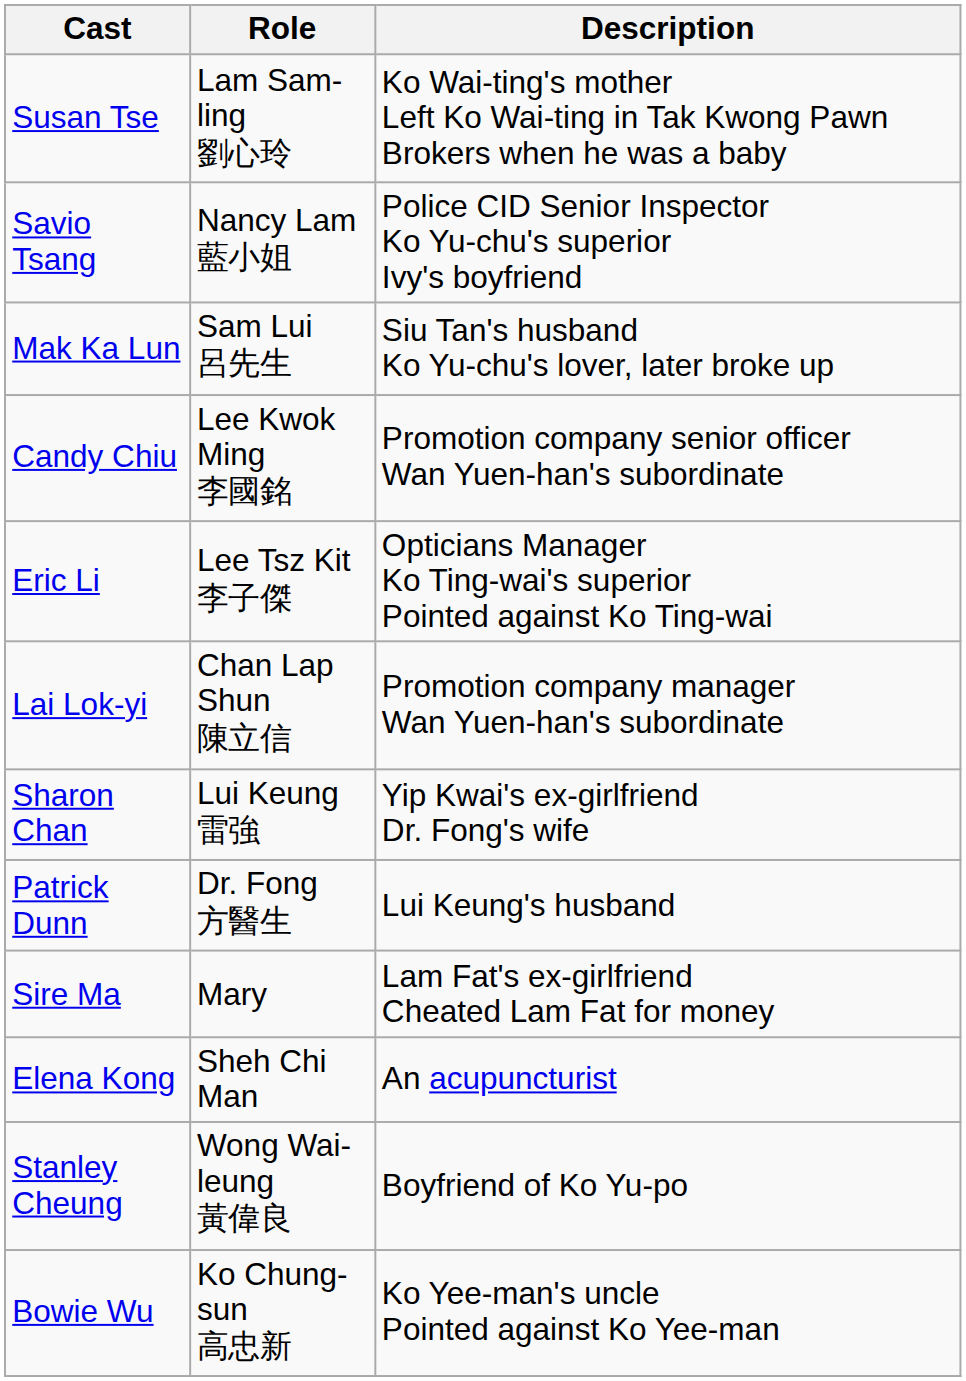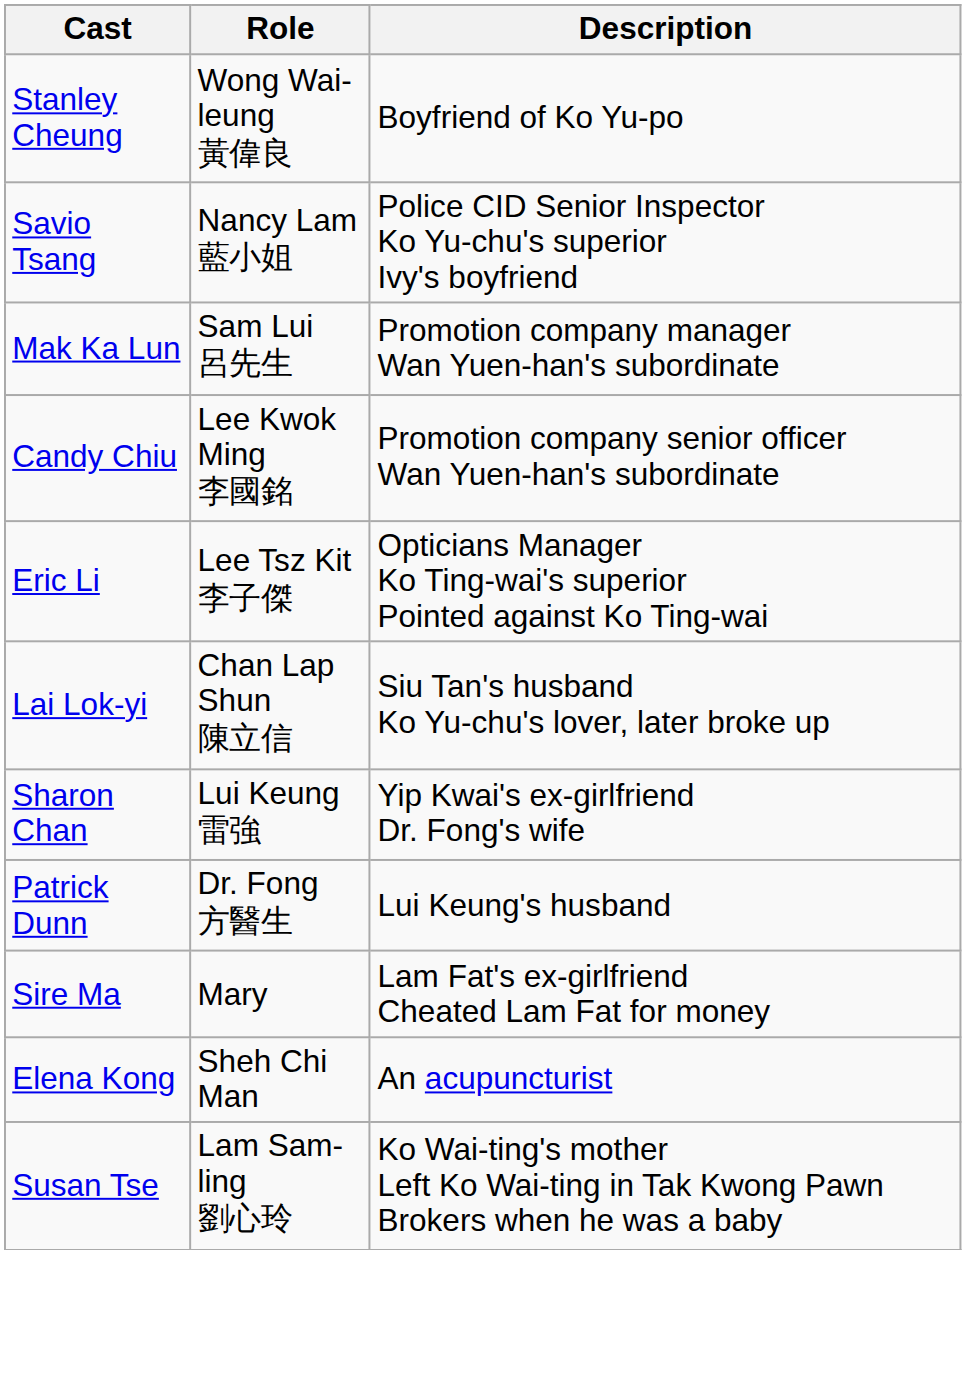rows swapped: (67, 1185) <-> (86, 117)
(608, 347) Siu Tan's husband Ko Yu-chu's lover, later broke up -> (584, 347) Promotion company manager Wan Yuen-han's subordinate
(589, 704) Promotion company manager Wan Yuen-han's subordinate -> (604, 704) Siu Tan's husband Ko Yu-chu's lover, later broke up
- row: (83, 1311)
